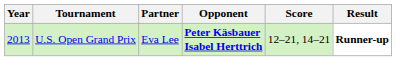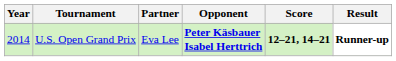(18, 39) 2013 -> (18, 39) 2014
(299, 39) normal -> (299, 39) bold
